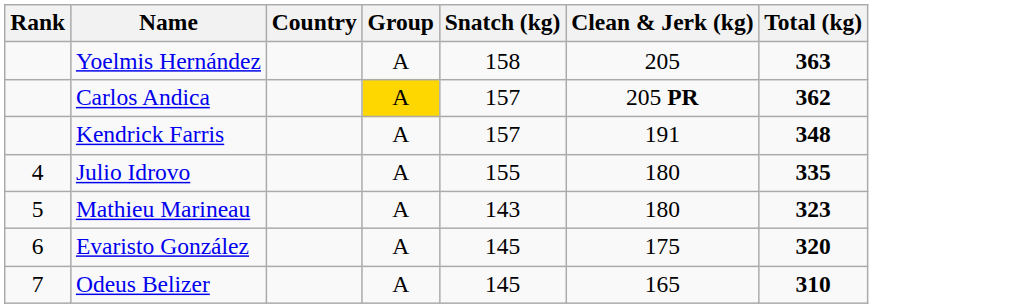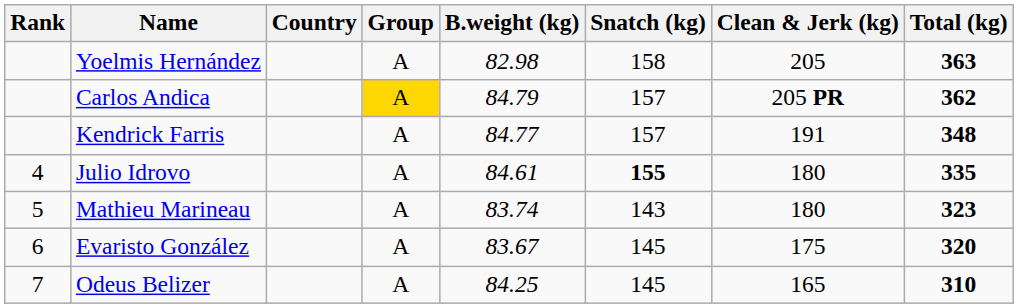+ column: (512, 23)
(503, 172) normal -> (648, 172) bold
